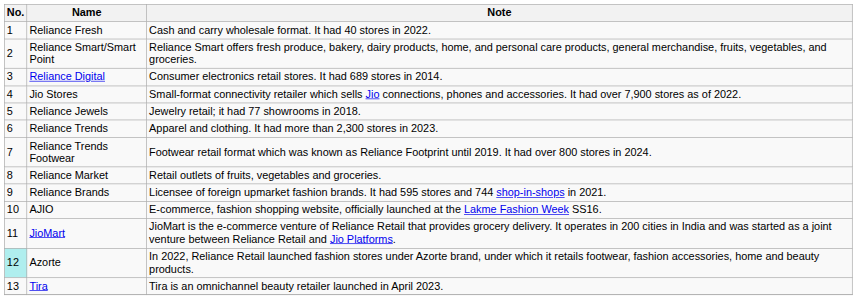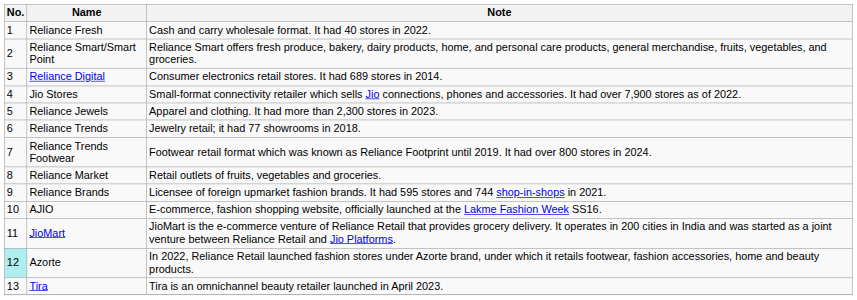(255, 111) Jewelry retail; it had 77 showrooms in 2018. -> (294, 111) Apparel and clothing. It had more than 2,300 stores in 2023.
(294, 128) Apparel and clothing. It had more than 2,300 stores in 2023. -> (255, 128) Jewelry retail; it had 77 showrooms in 2018.
